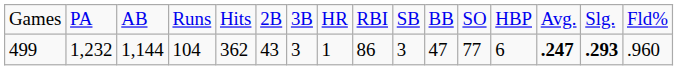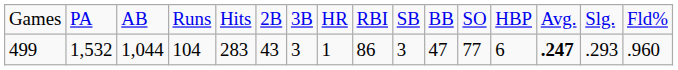(91, 49) 1,232 -> (91, 49) 1,532
(143, 49) 1,144 -> (143, 49) 1,044
(234, 49) 362 -> (234, 49) 283
(602, 49) bold -> (602, 49) normal
